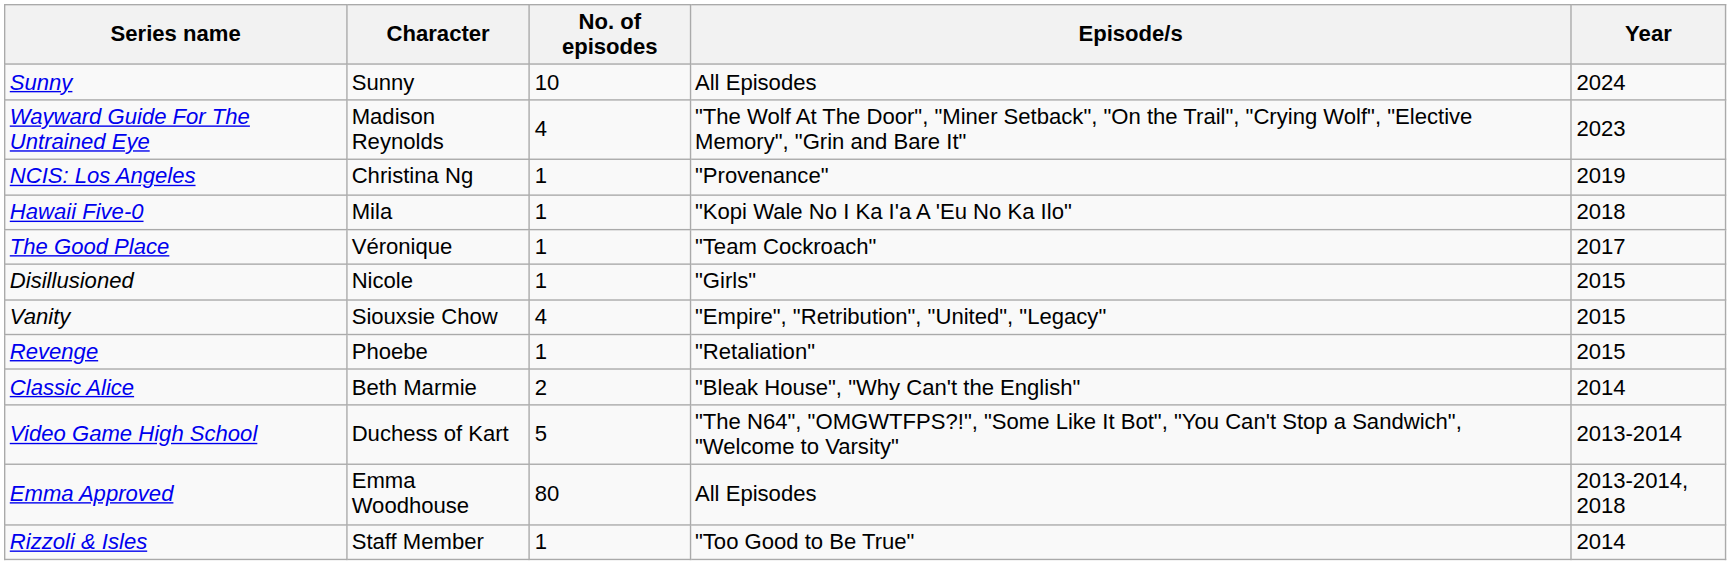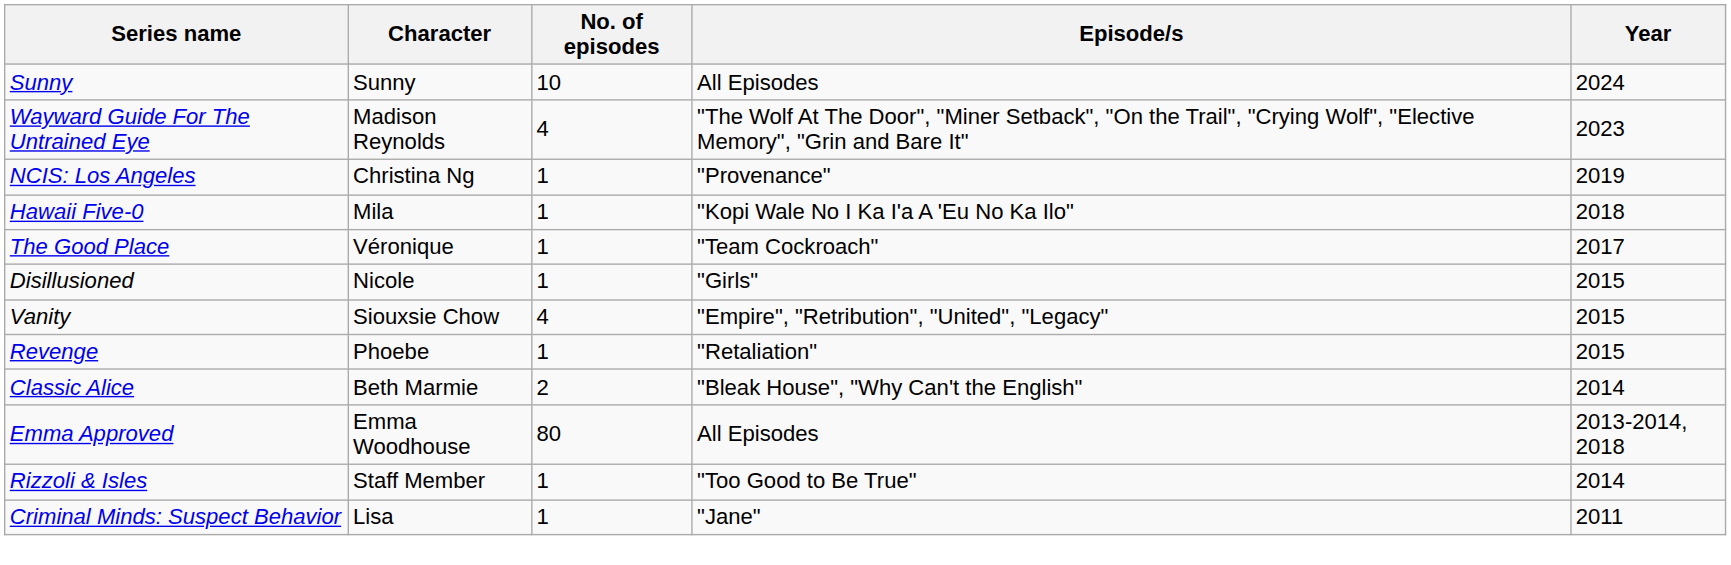- row: (134, 434)
+ row: (175, 516)
